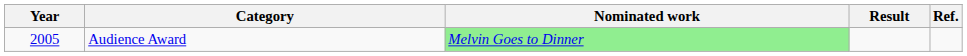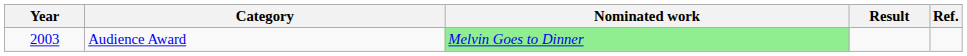(45, 39) 2005 -> (45, 39) 2003
